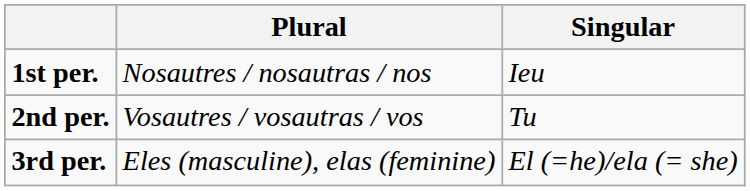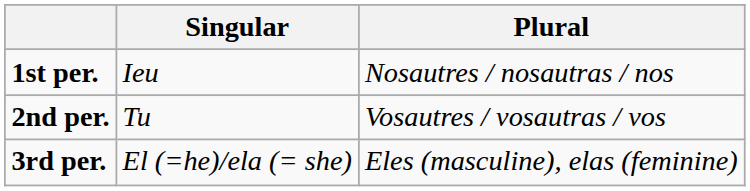columns swapped: (623, 26) <-> (309, 26)
